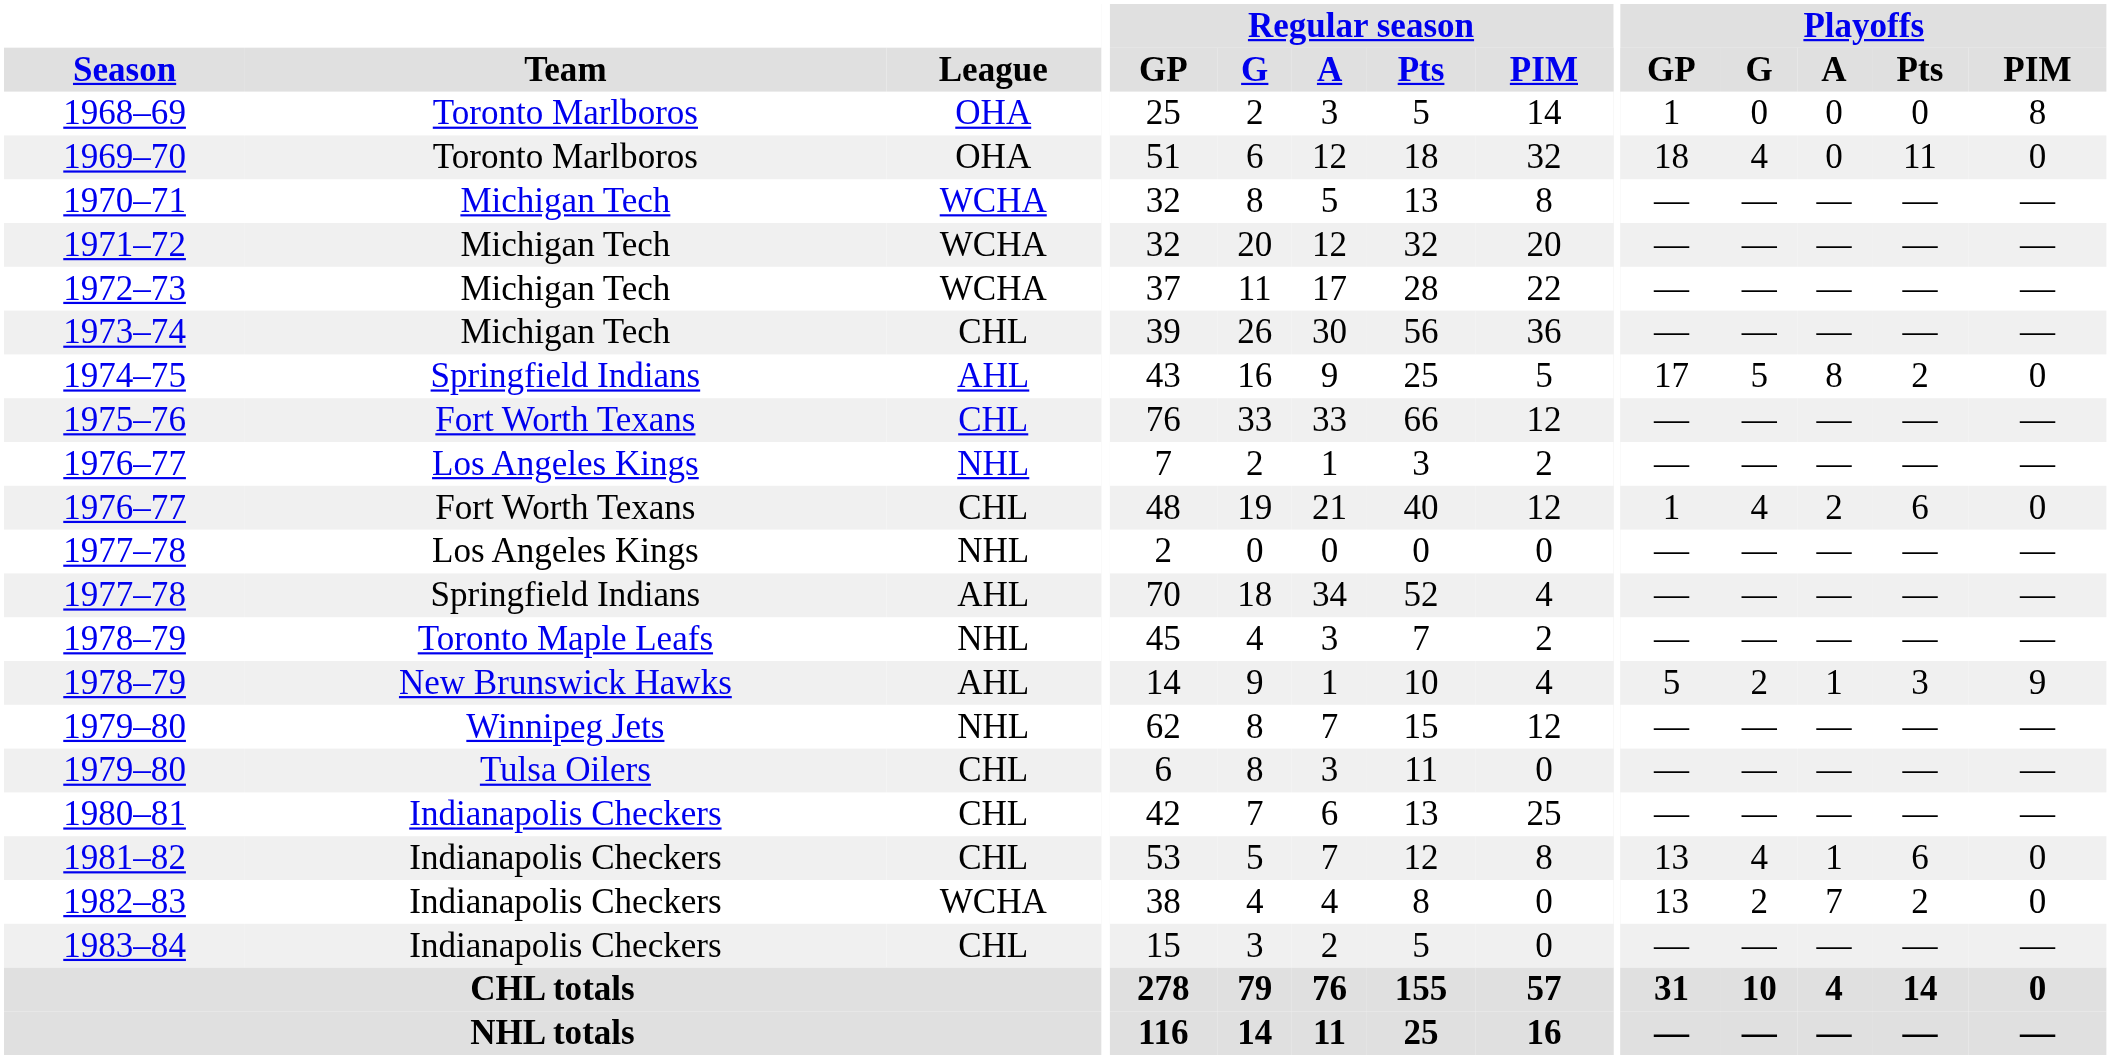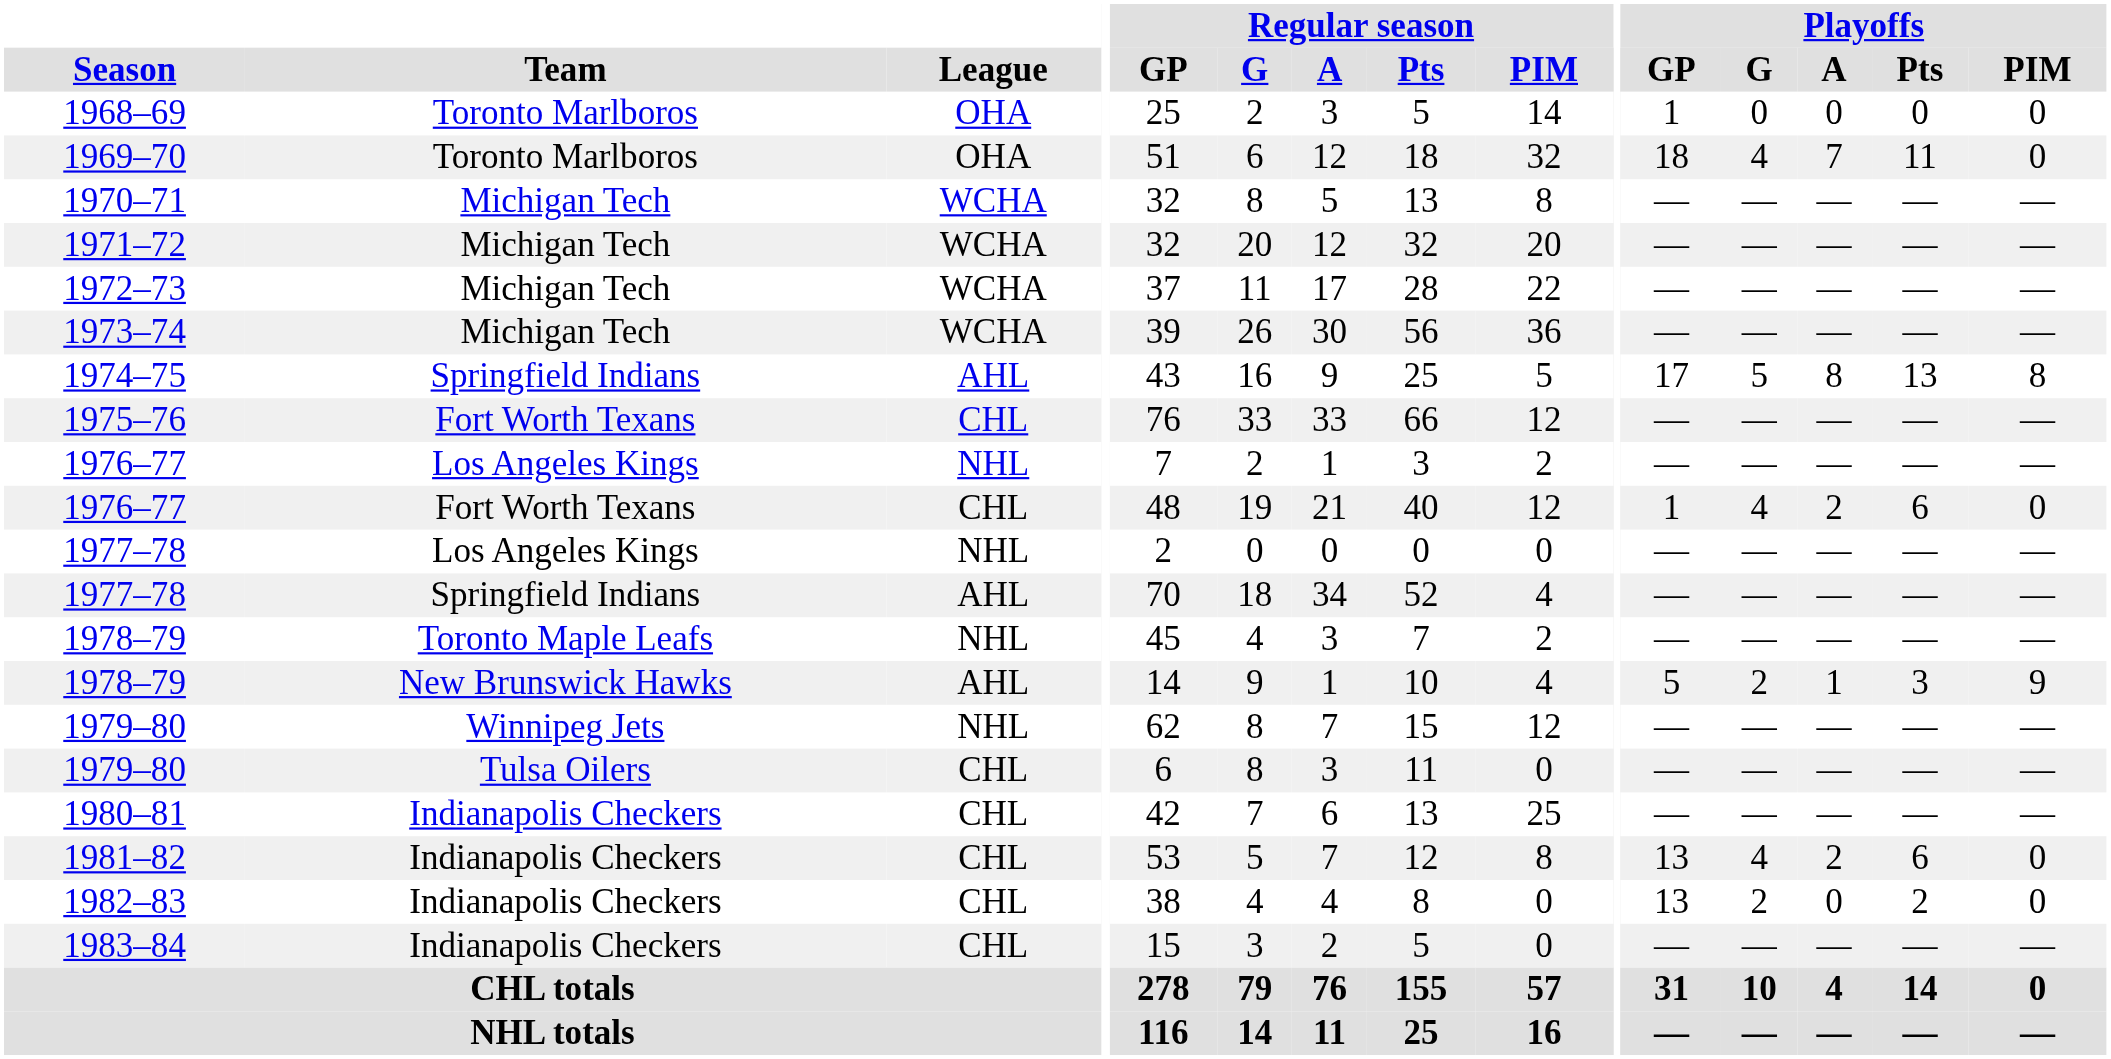(2037, 112) 8 -> (2037, 112) 0
(1834, 156) 0 -> (1834, 156) 7
(993, 331) CHL -> (993, 331) WCHA
(1920, 375) 2 -> (1920, 375) 13
(2037, 375) 0 -> (2037, 375) 8
(1834, 857) 1 -> (1834, 857) 2
(993, 901) WCHA -> (993, 901) CHL
(1834, 901) 7 -> (1834, 901) 0
